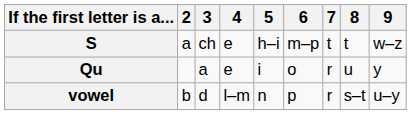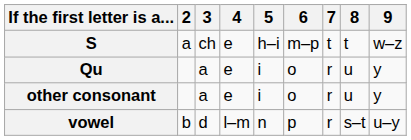+ row: (91, 95)
